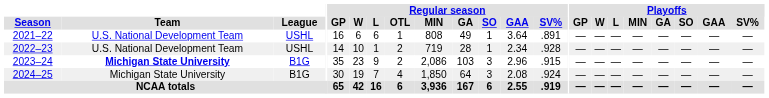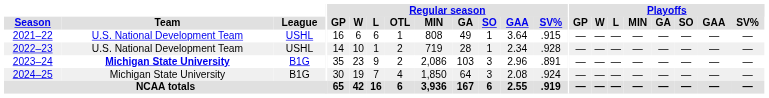(551, 36) .891 -> (551, 36) .915
(551, 61) .915 -> (551, 61) .891
